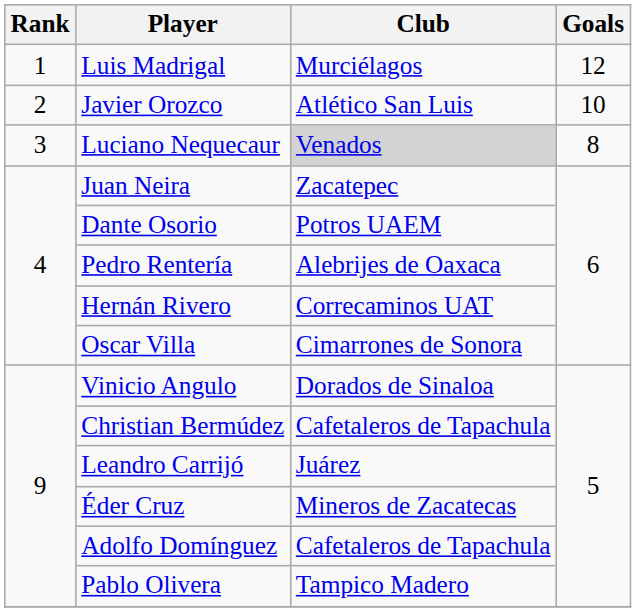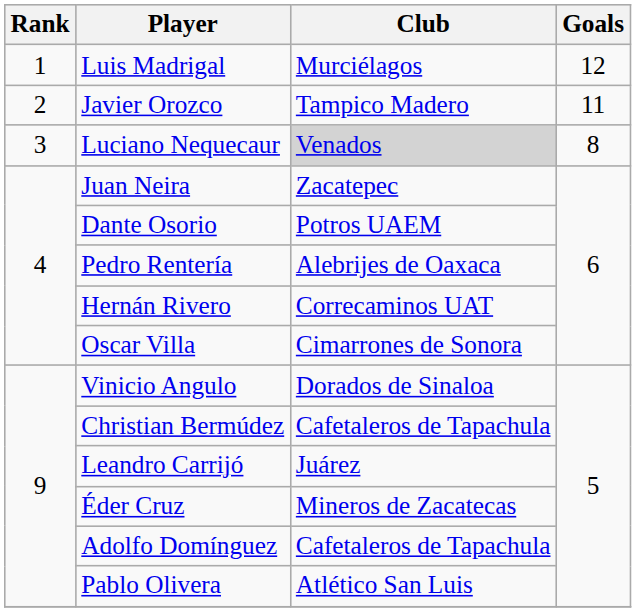(384, 104) Atlético San Luis -> (382, 104) Tampico Madero
(593, 104) 10 -> (593, 104) 11
(382, 585) Tampico Madero -> (384, 585) Atlético San Luis
